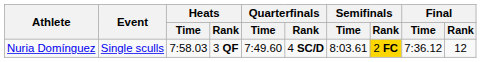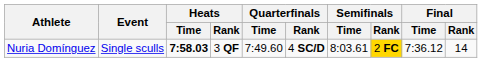(188, 49) normal -> (189, 49) bold
(461, 49) 12 -> (461, 49) 14
